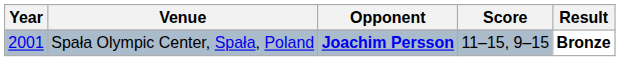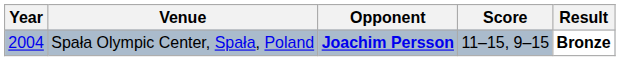(26, 43) 2001 -> (26, 43) 2004
